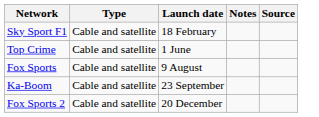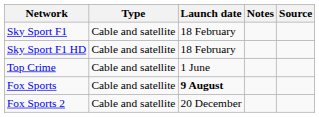+ row: (47, 49)
(182, 67) normal -> (202, 85) bold
- row: (29, 85)
